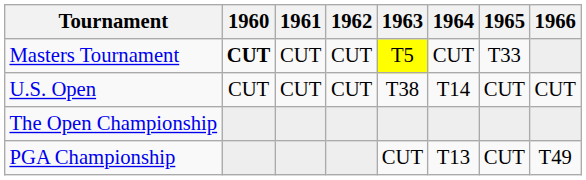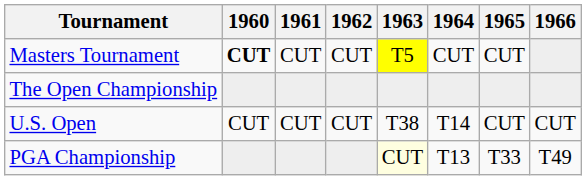(504, 55) T33 -> (504, 55) CUT
rows swapped: (53, 89) <-> (113, 123)
(402, 158) no background -> (402, 158) lightyellow background
(504, 158) CUT -> (504, 158) T33
